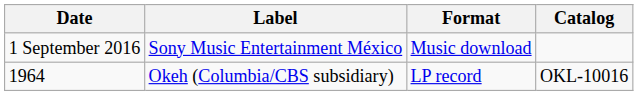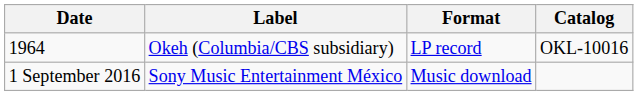rows swapped: (27, 76) <-> (75, 47)
